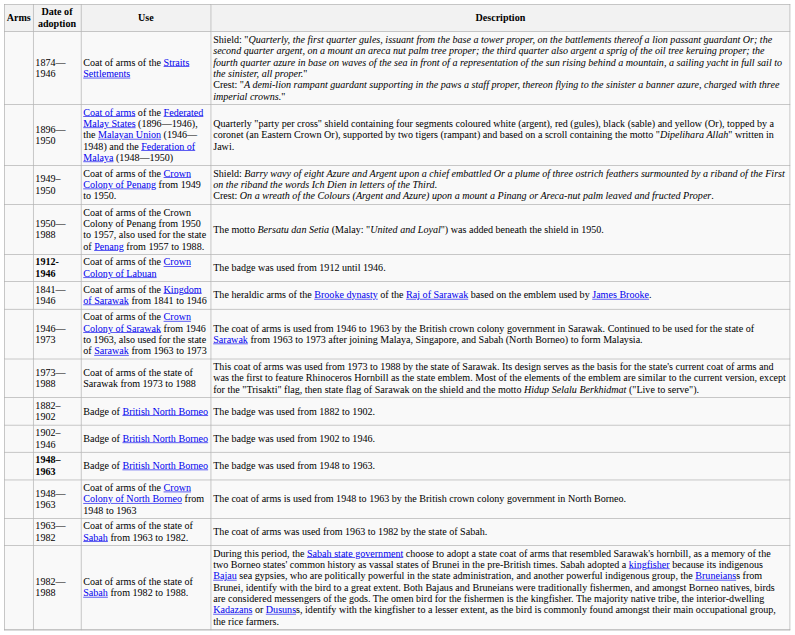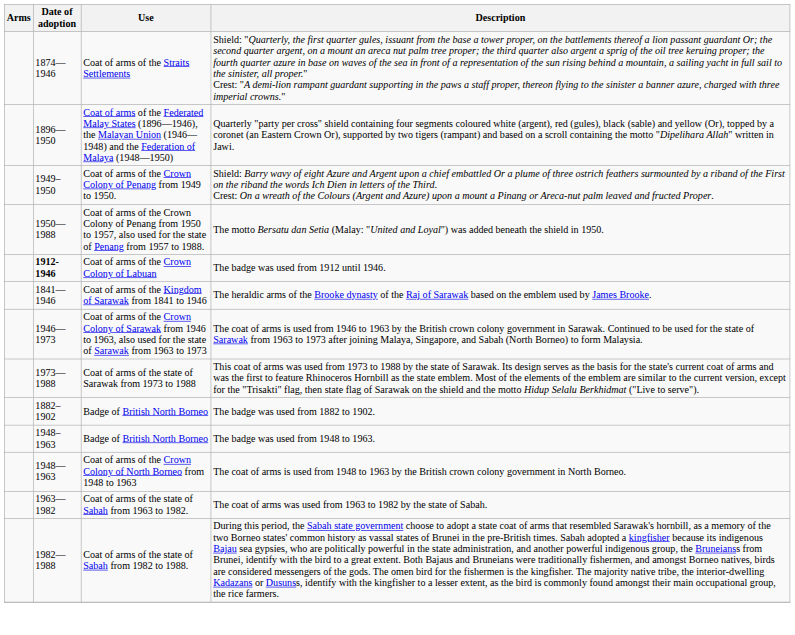- row: (294, 438)
(48, 466) bold -> (48, 438) normal
